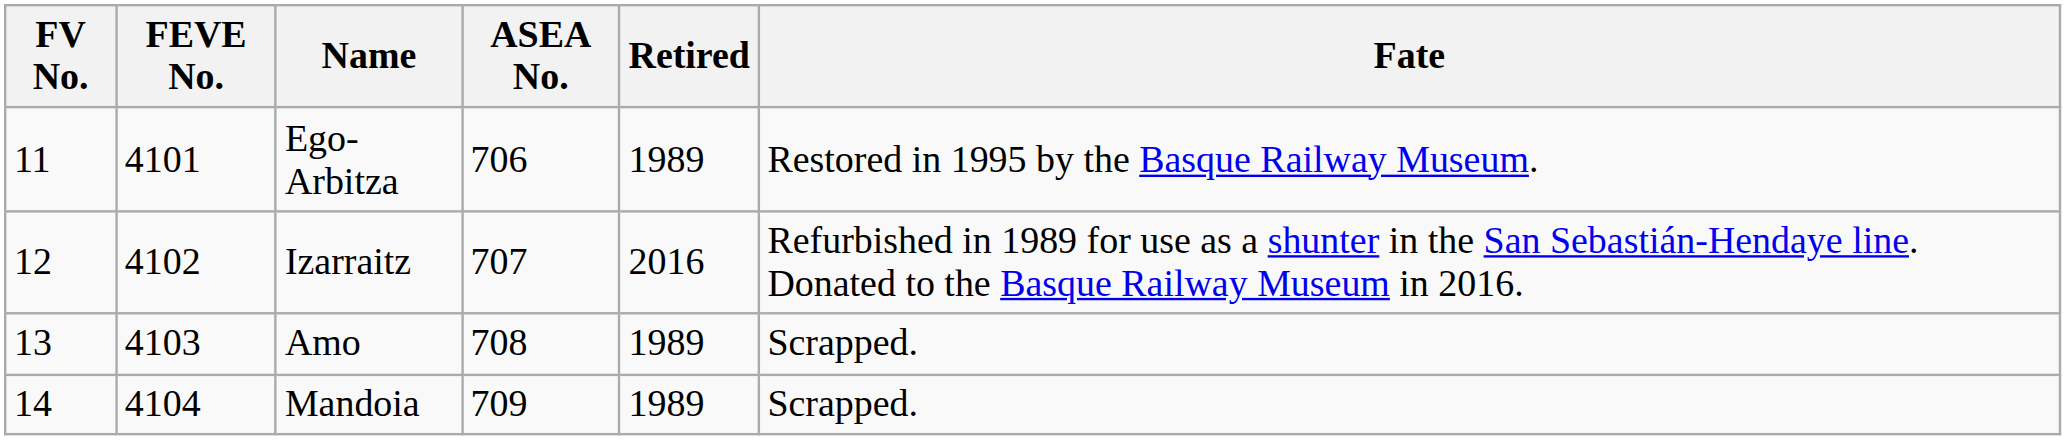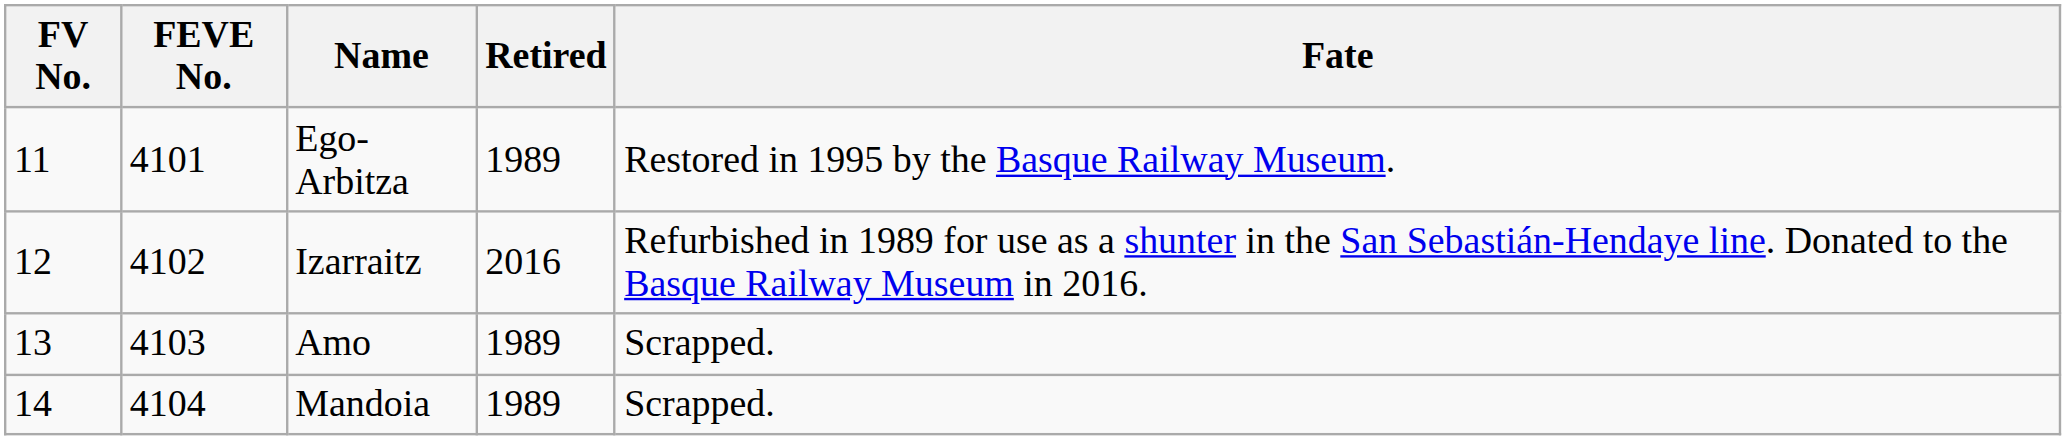- column: (541, 55)
